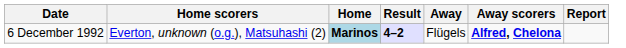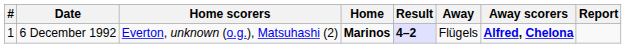+ column: (11, 14)
(355, 33) lightblue background -> (367, 33) no background
